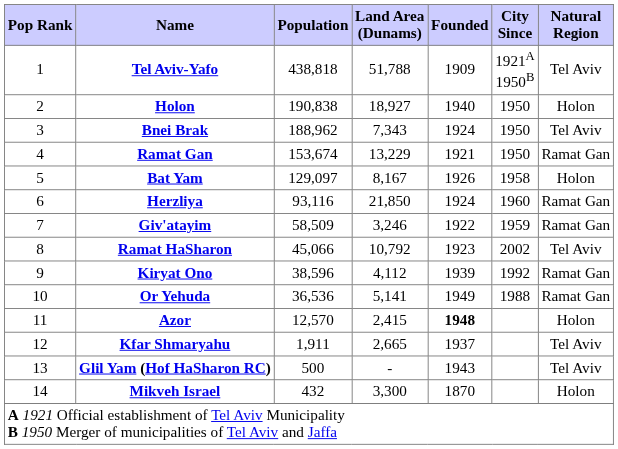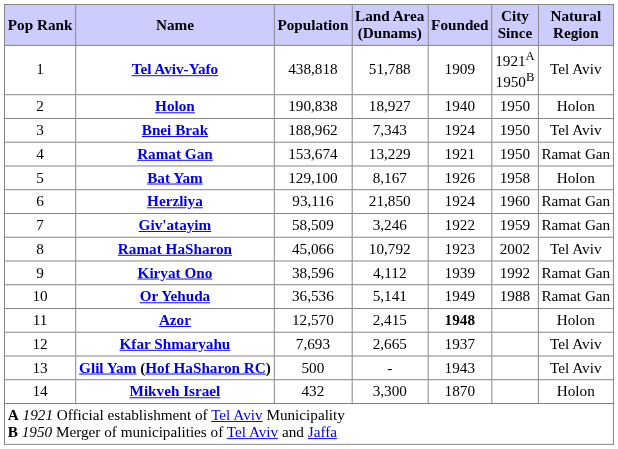(313, 177) 129,097 -> (313, 177) 129,100
(313, 343) 1,911 -> (313, 343) 7,693
